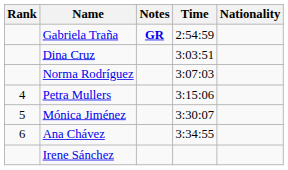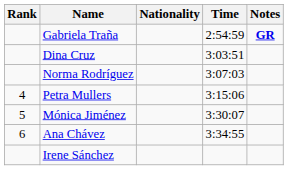columns swapped: (250, 14) <-> (154, 14)
